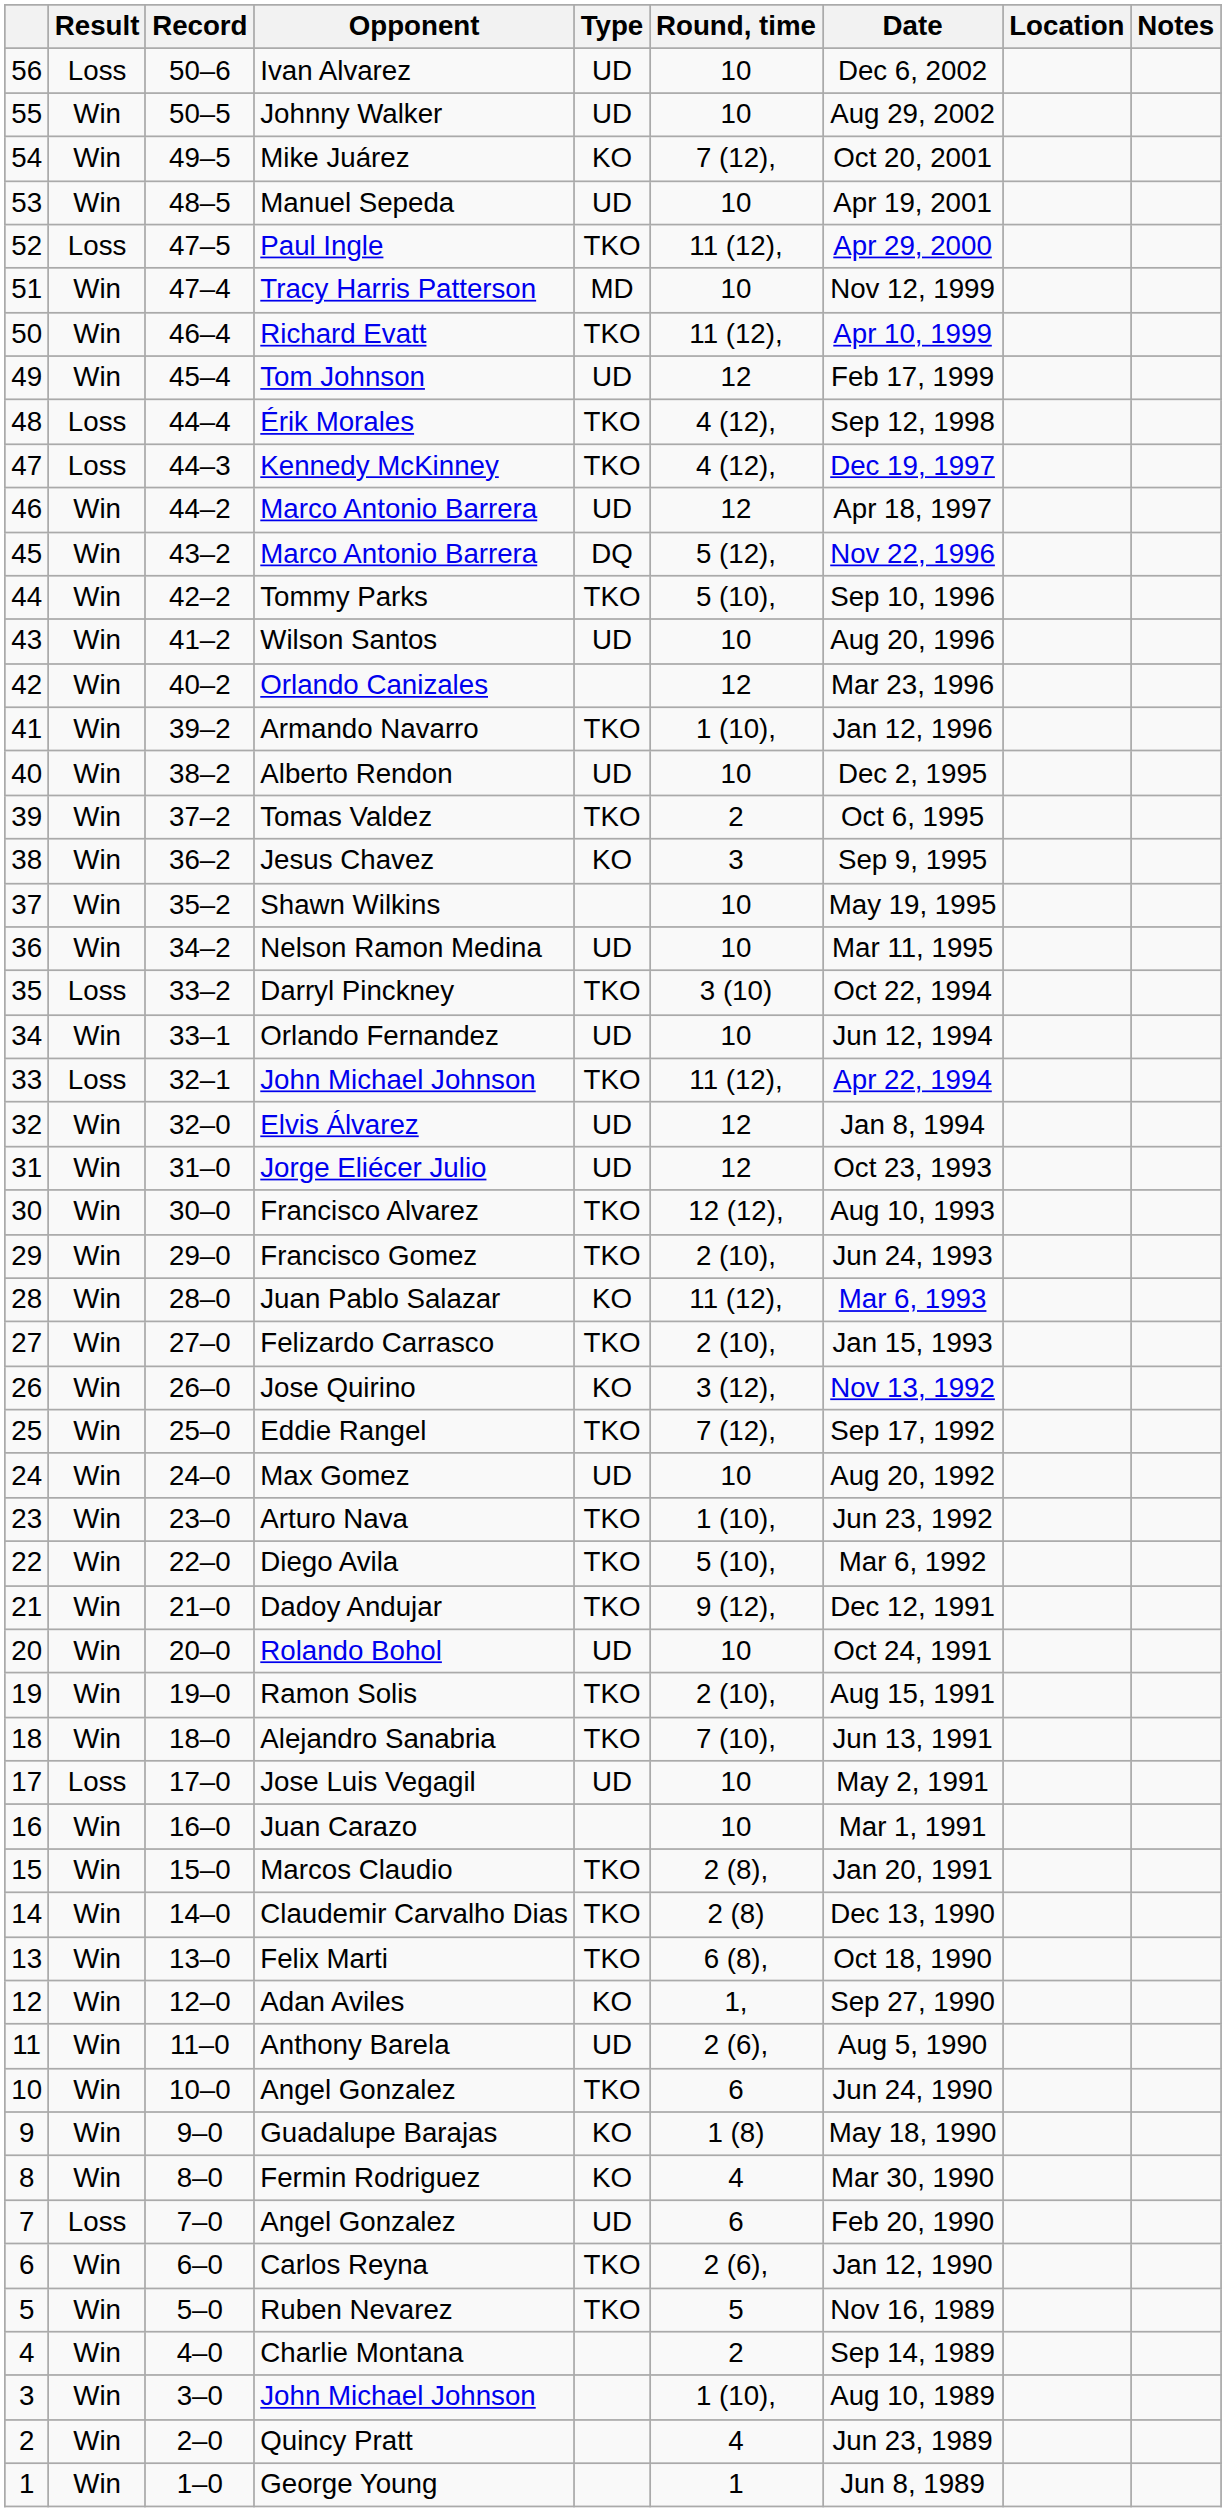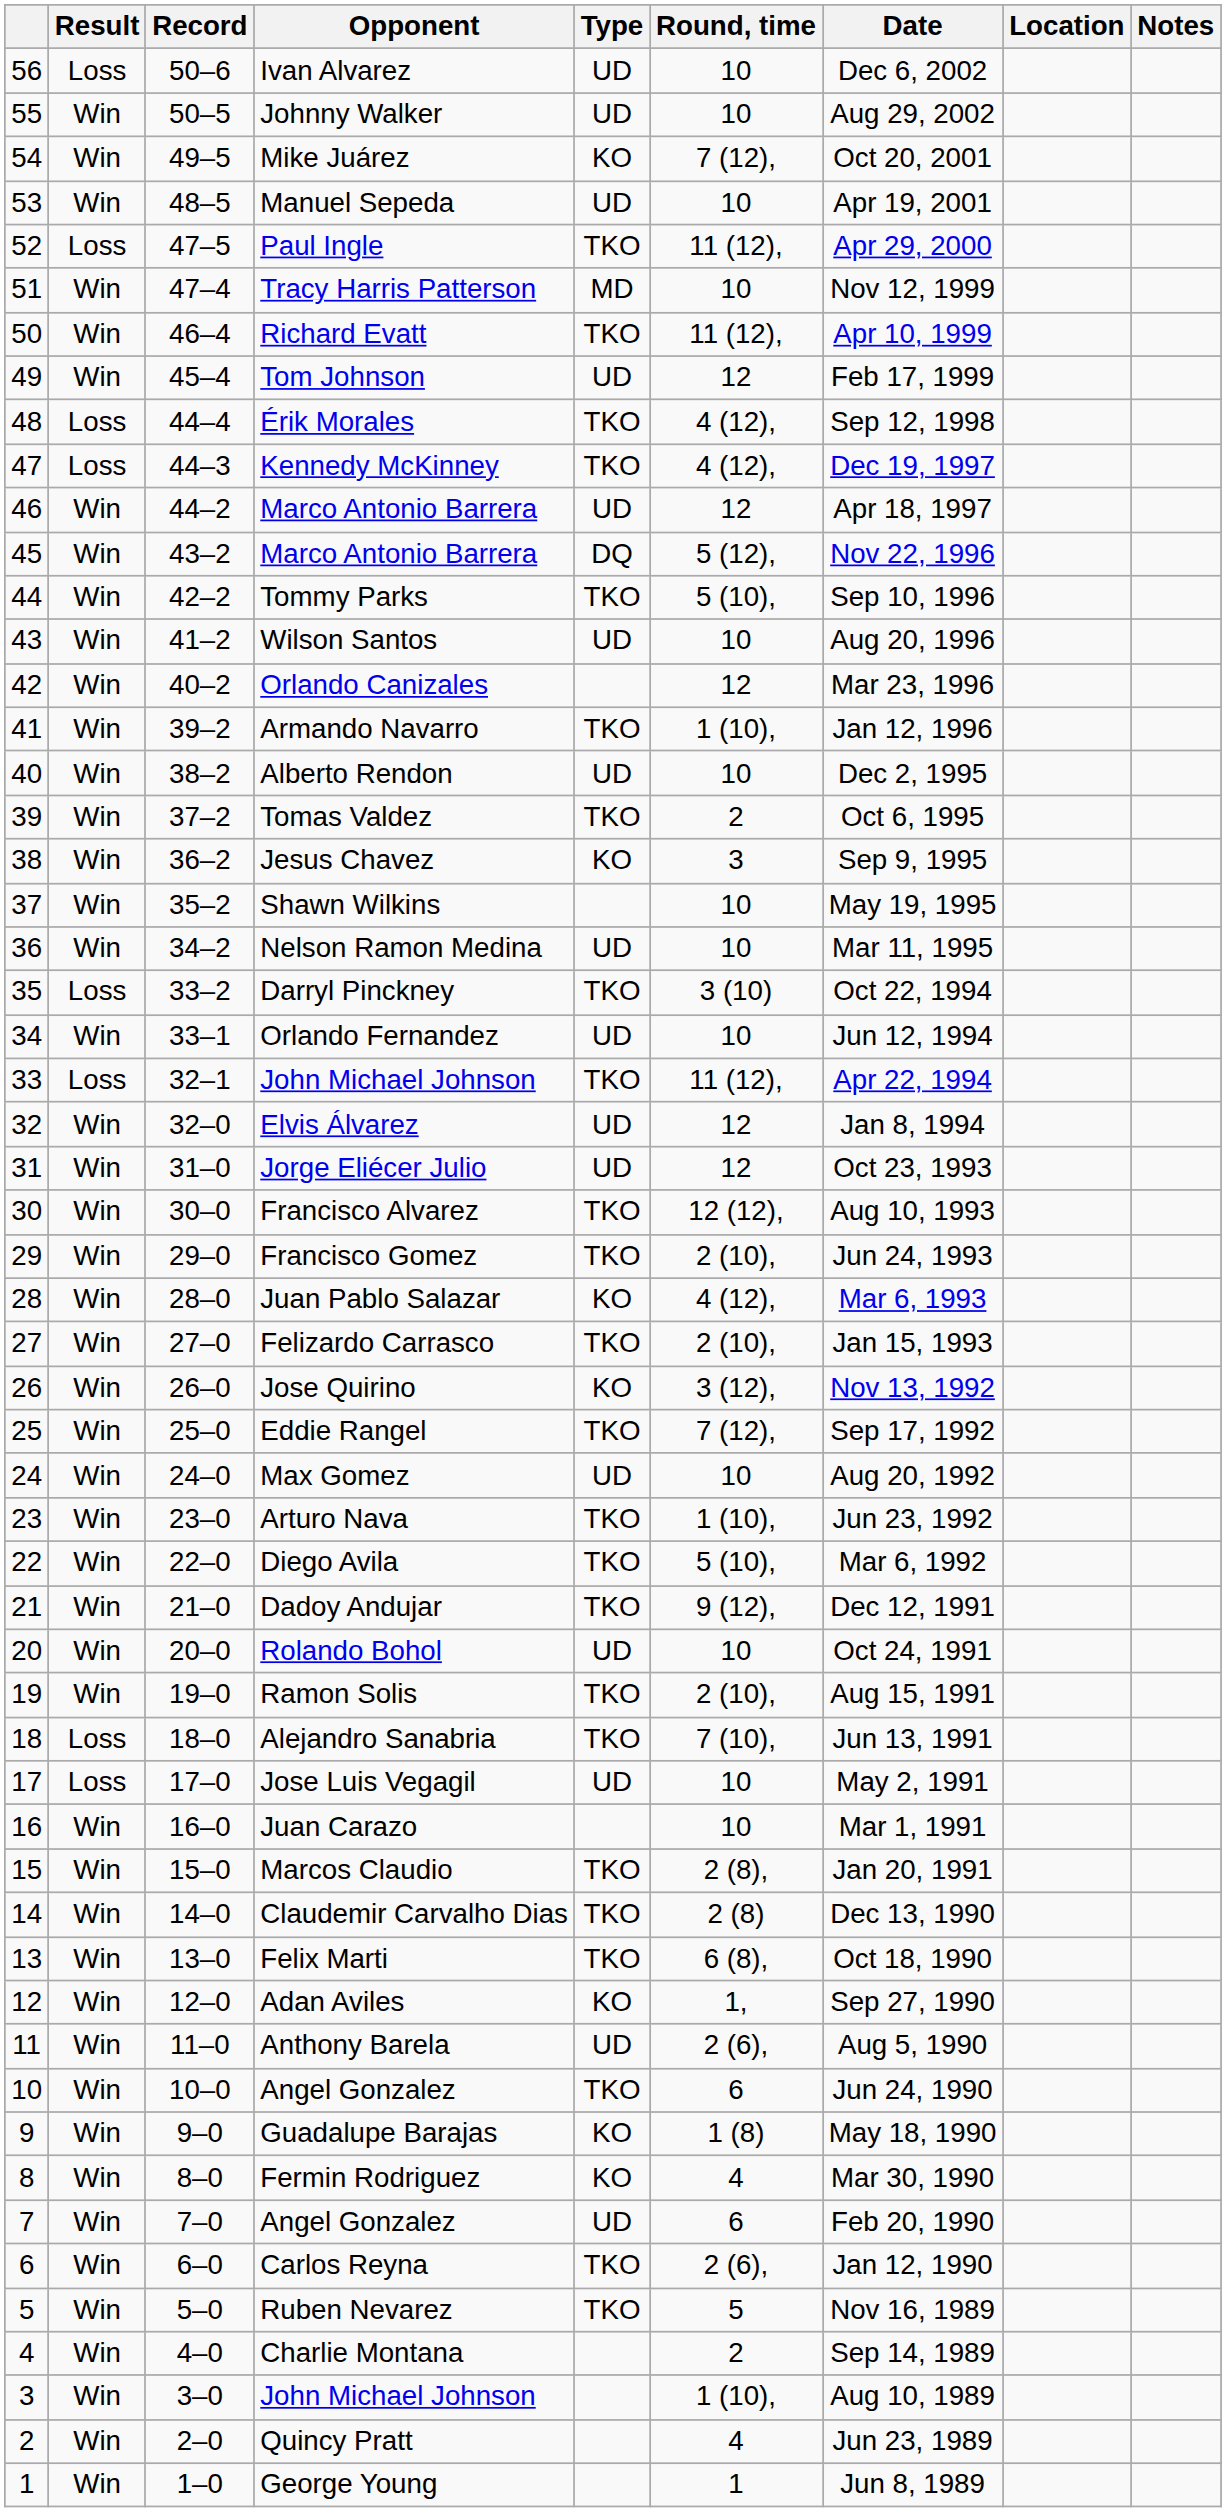(736, 1299) 11 (12), -> (736, 1299) 4 (12),
(97, 1738) Win -> (97, 1738) Loss
(97, 2221) Loss -> (97, 2221) Win
